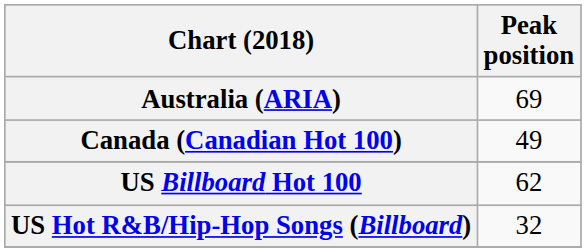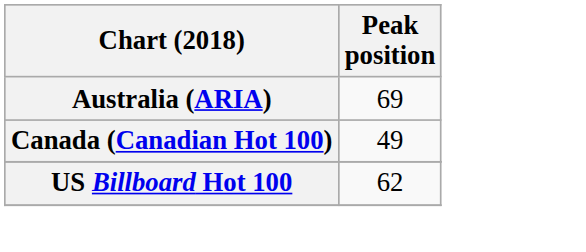- row: (241, 225)
